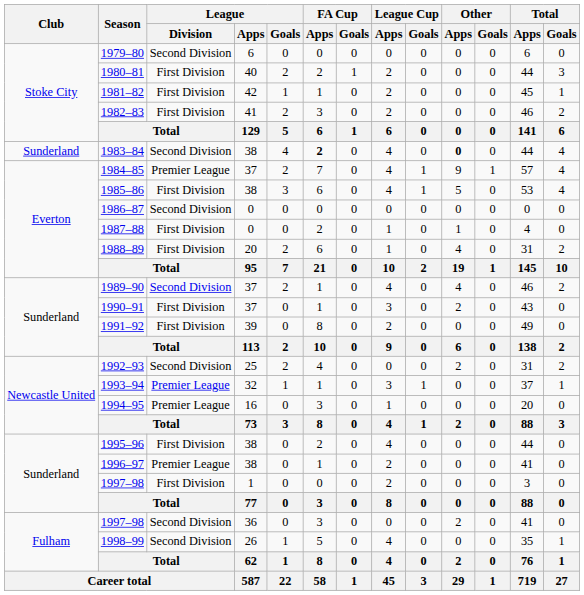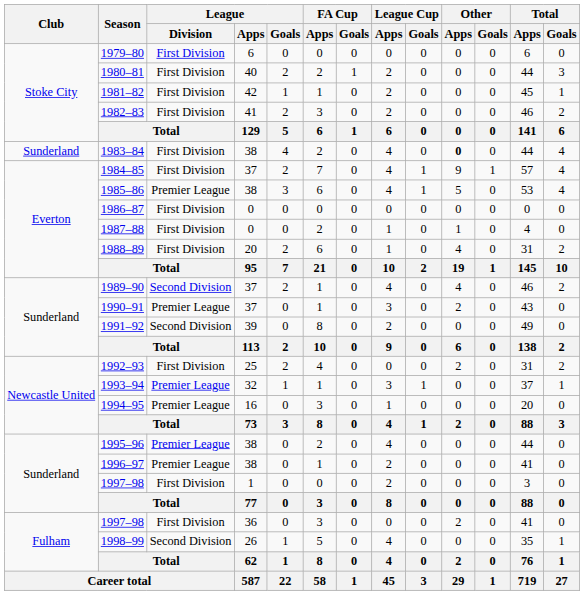(191, 53) Second Division -> (191, 53) First Division
(191, 151) Second Division -> (191, 151) First Division
(320, 151) bold -> (320, 151) normal
(191, 170) Premier League -> (191, 170) First Division
(191, 190) First Division -> (191, 190) Premier League
(191, 209) Second Division -> (191, 209) First Division
(191, 307) First Division -> (191, 307) Premier League
(191, 326) First Division -> (191, 326) Second Division
(191, 365) Second Division -> (191, 365) First Division
(191, 444) First Division -> (191, 444) Premier League
(191, 522) Second Division -> (191, 522) First Division
